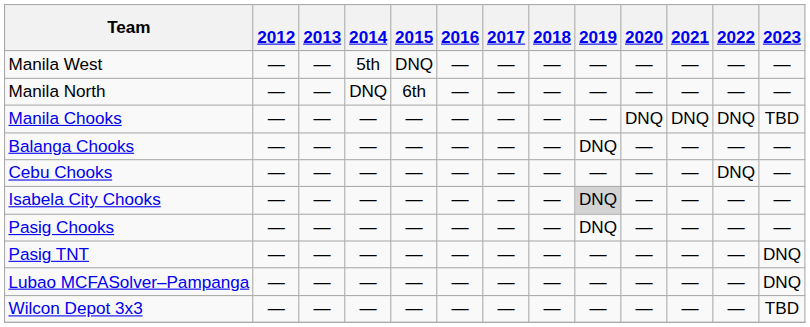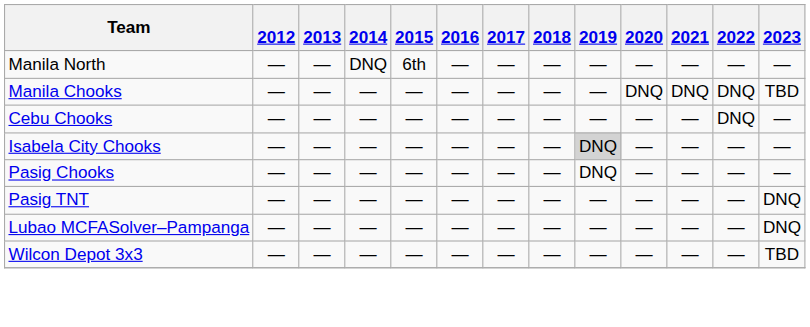- row: (55, 64)
- row: (71, 145)
